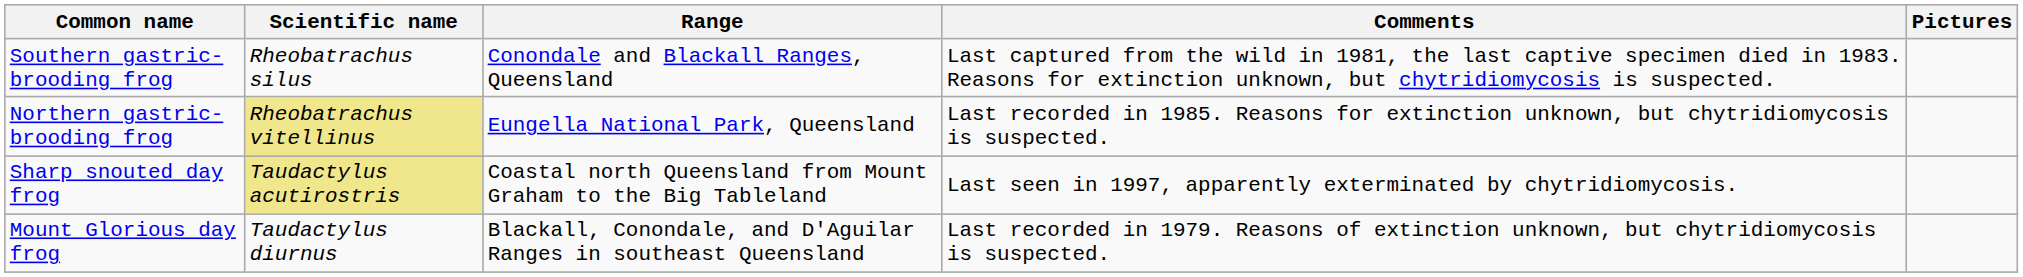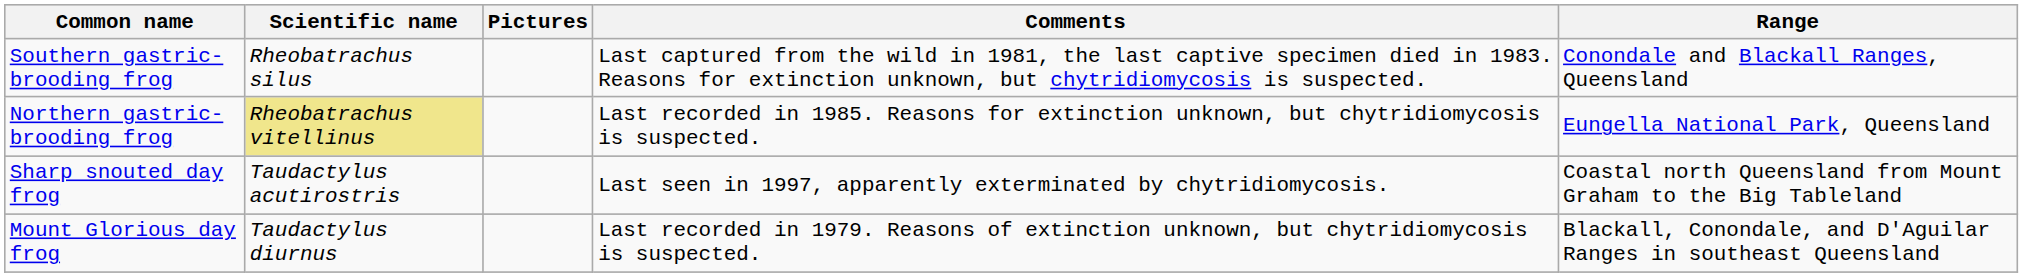columns swapped: (712, 22) <-> (1962, 22)
(325, 185) khaki background -> (325, 185) no background
